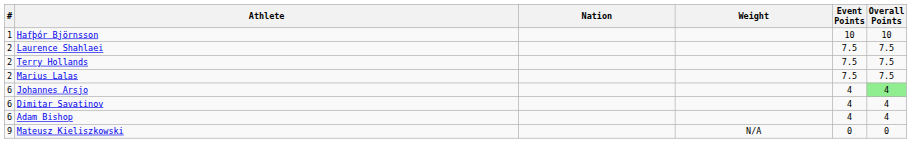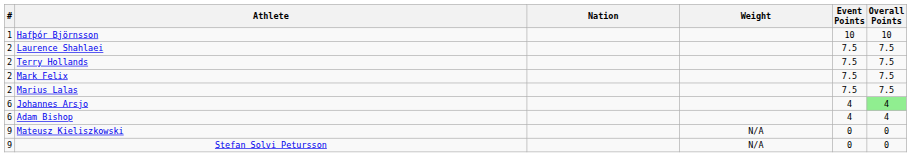+ row: (42, 76)
- row: (60, 104)
+ row: (271, 145)
